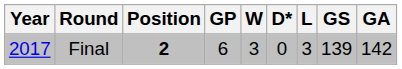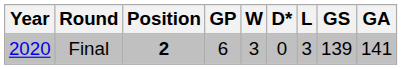(30, 49) 2017 -> (30, 49) 2020
(377, 49) 142 -> (377, 49) 141
